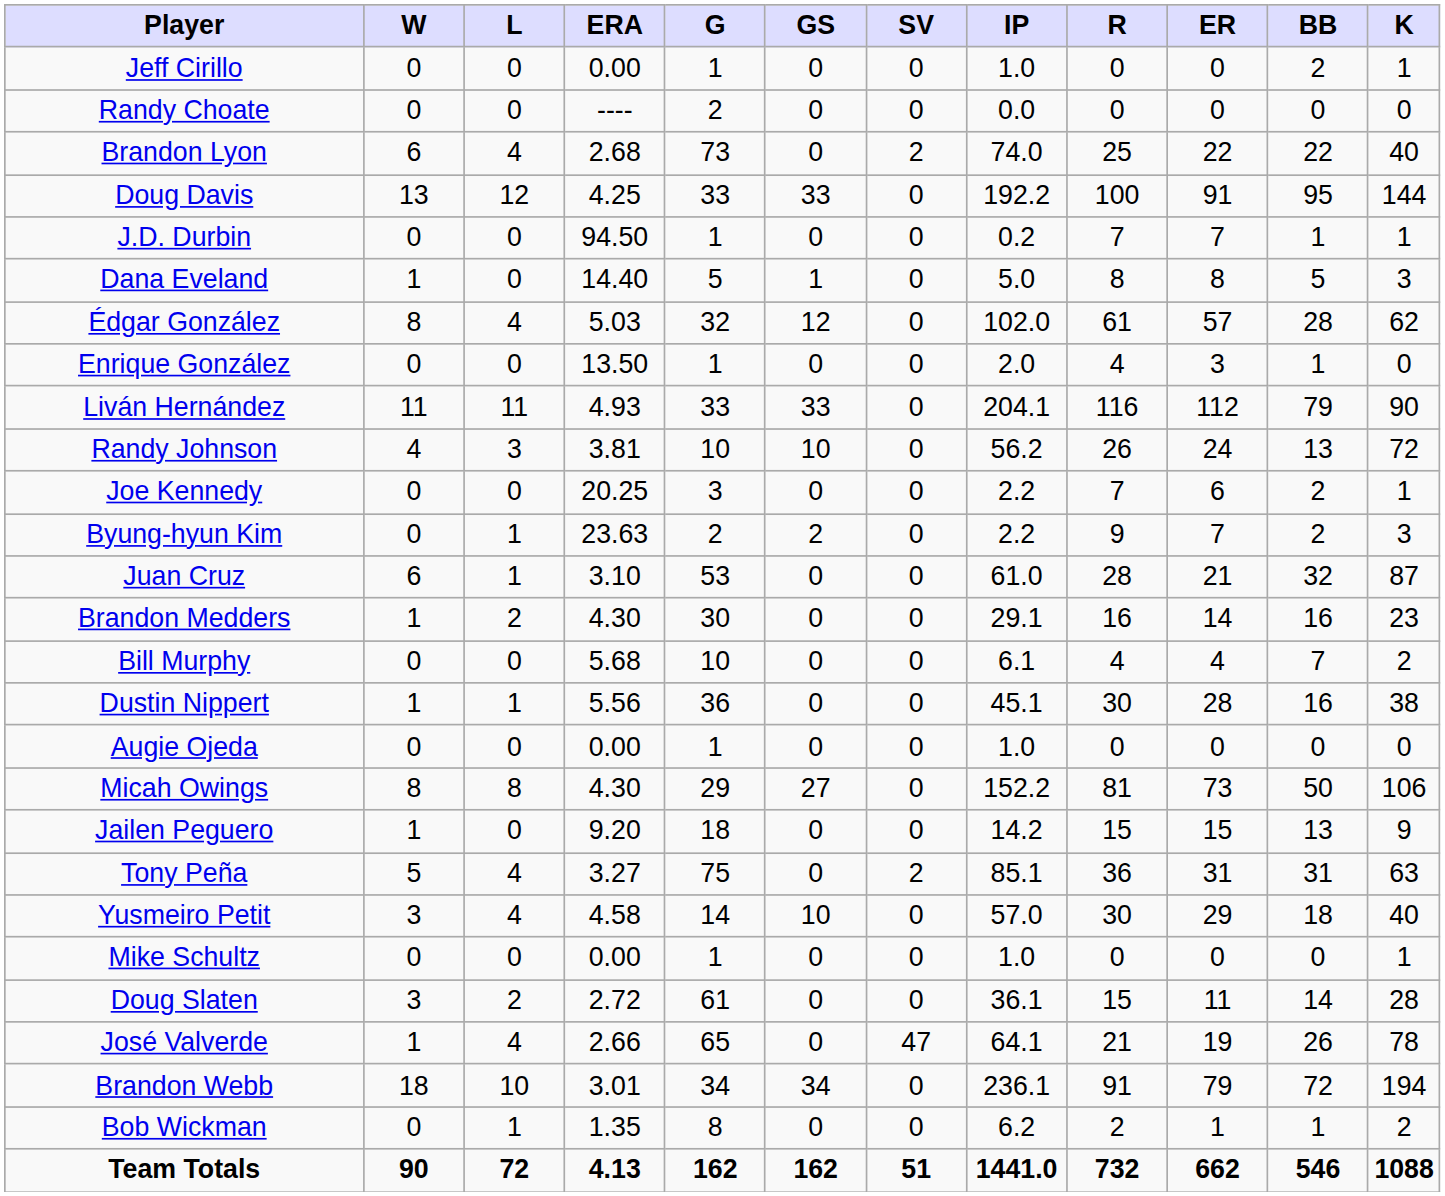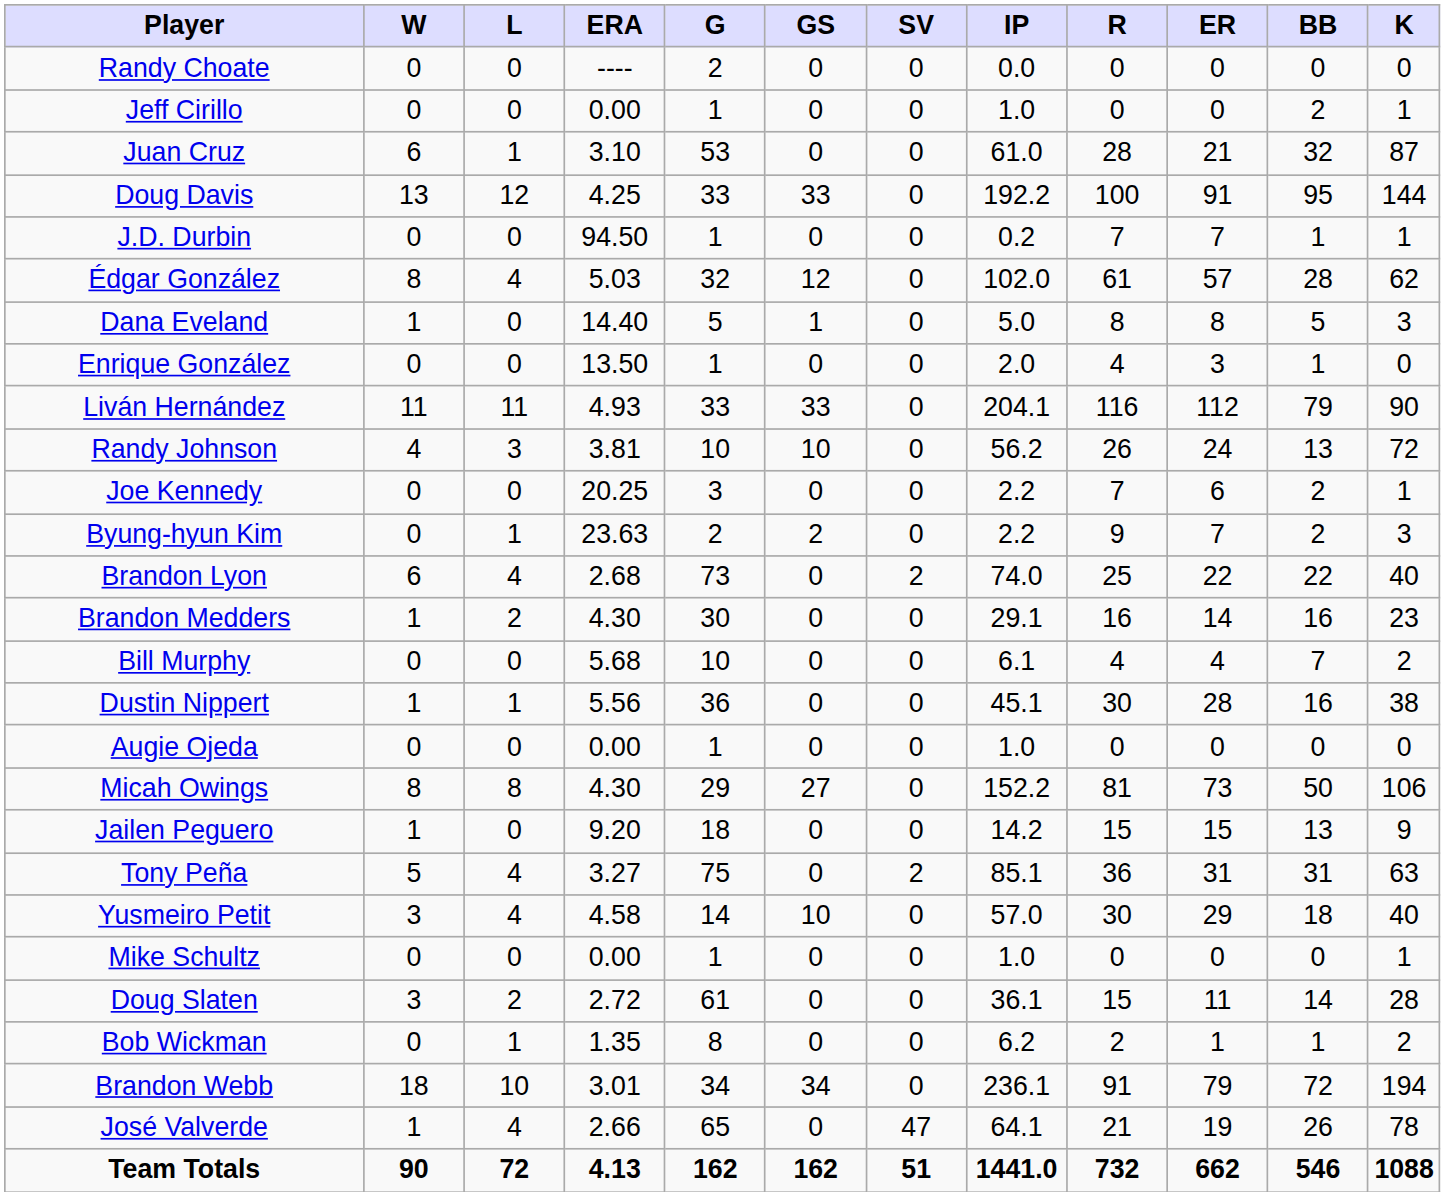rows swapped: (184, 110) <-> (184, 68)
rows swapped: (184, 576) <-> (184, 152)
rows swapped: (184, 279) <-> (184, 322)
rows swapped: (184, 1042) <-> (184, 1127)
